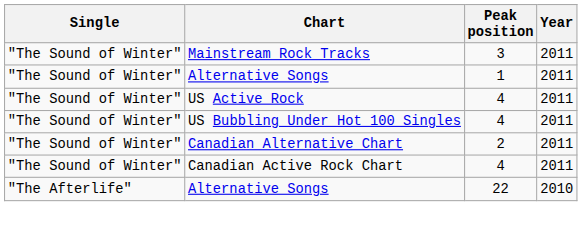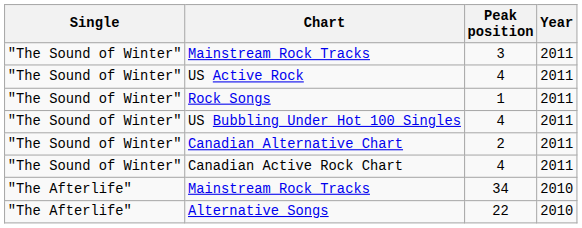- row: (258, 77)
+ row: (229, 99)
+ row: (279, 189)
